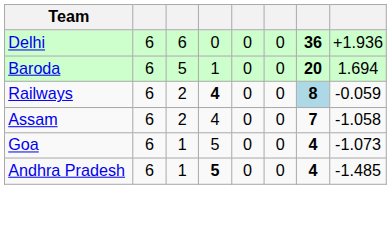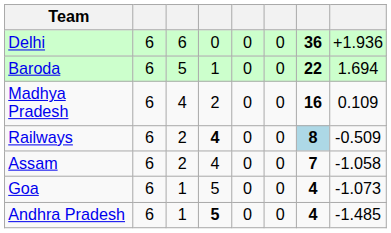(313, 68) 20 -> (313, 68) 22
+ row: (38, 103)
(358, 94) -0.059 -> (358, 138) -0.509
